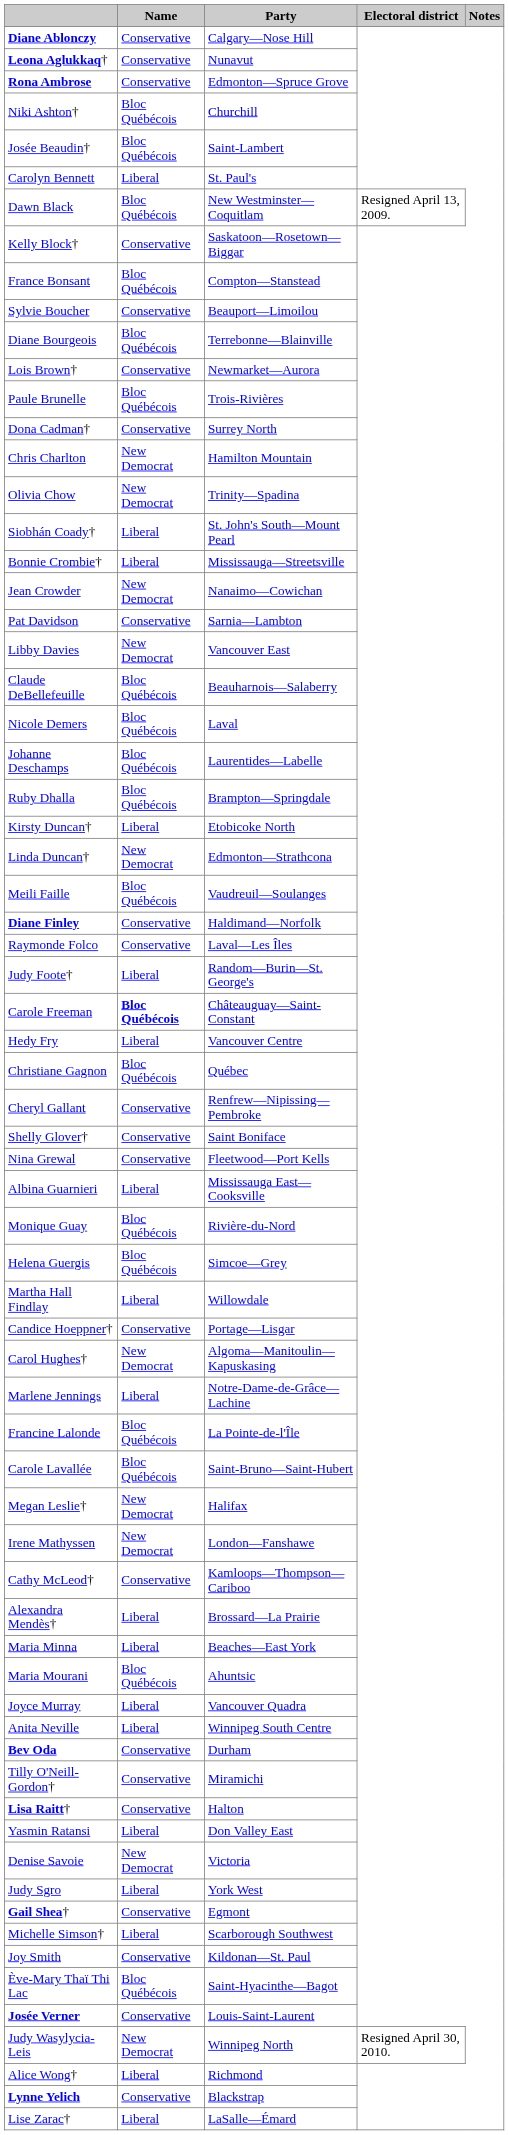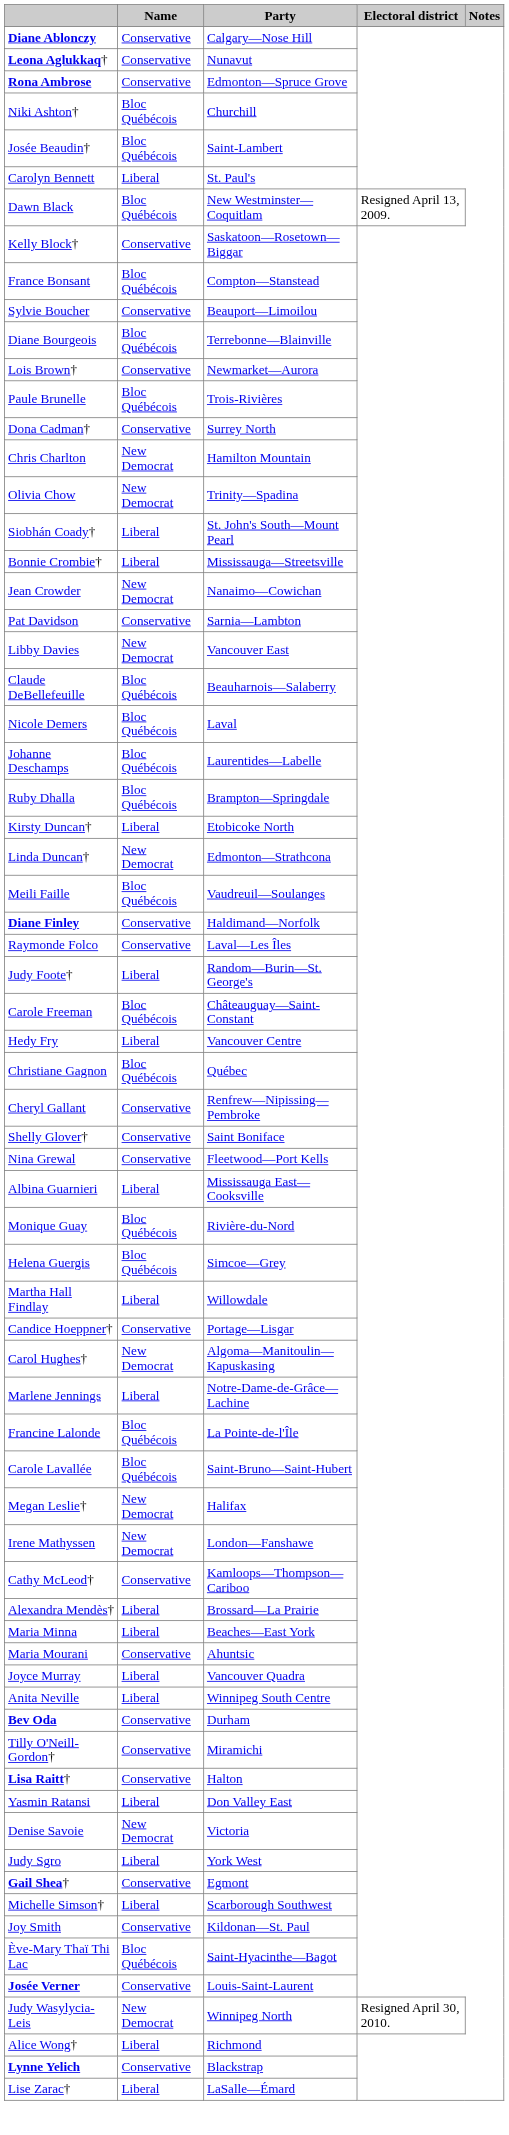(150, 1011) bold -> (149, 1011) normal
(149, 1676) Bloc Québécois -> (156, 1653) Conservative
